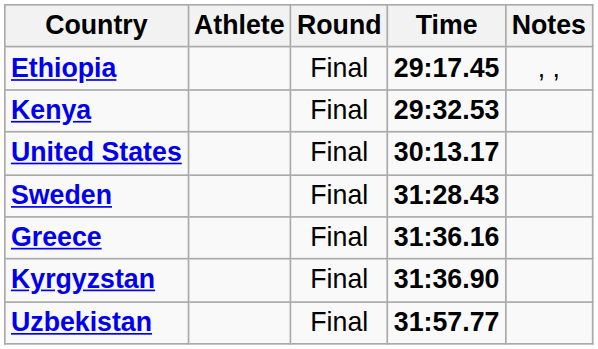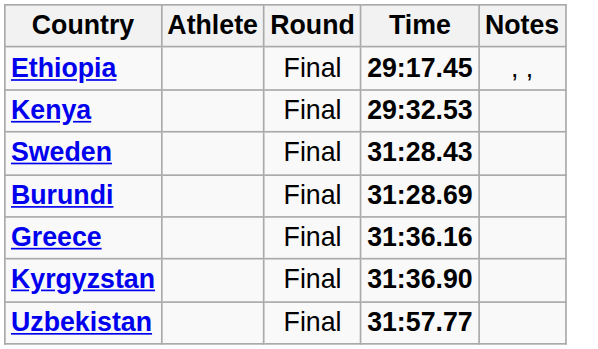- row: (96, 152)
+ row: (62, 195)
